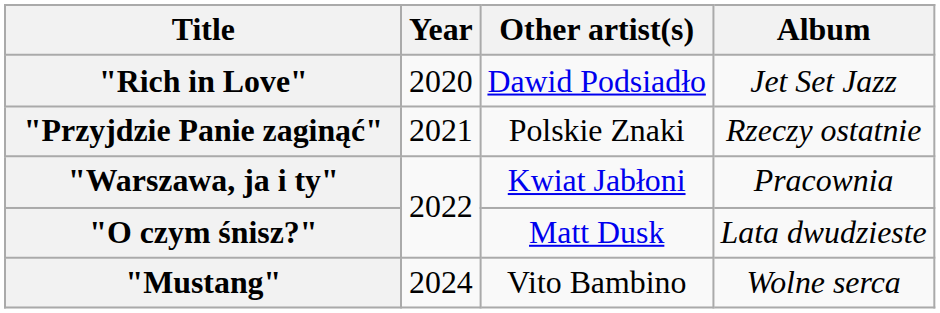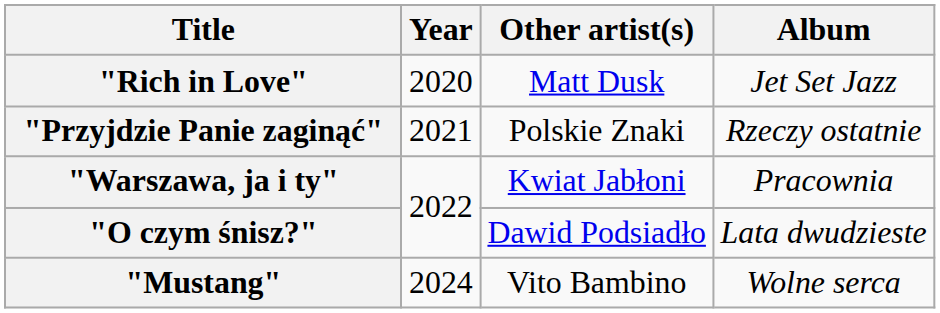(597, 80) Dawid Podsiadło -> (597, 80) Matt Dusk
(597, 231) Matt Dusk -> (597, 231) Dawid Podsiadło
